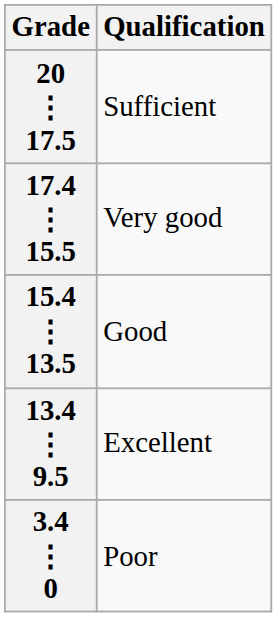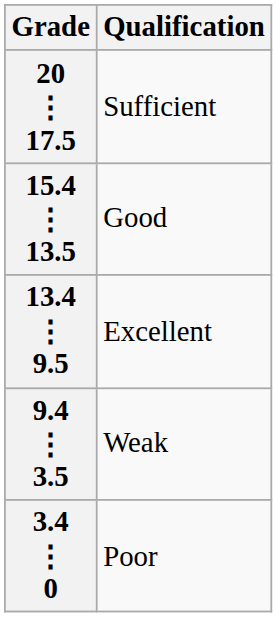- row: (51, 218)
+ row: (51, 443)
